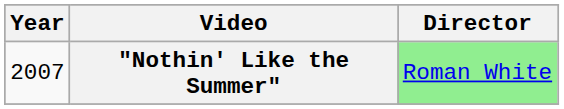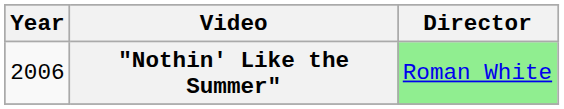(37, 73) 2007 -> (37, 73) 2006
